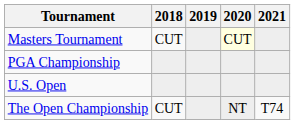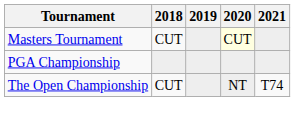- row: (37, 85)
